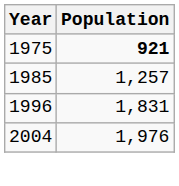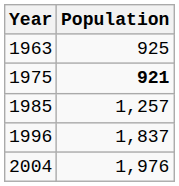+ row: (31, 49)
(142, 108) 1,831 -> (142, 137) 1,837
